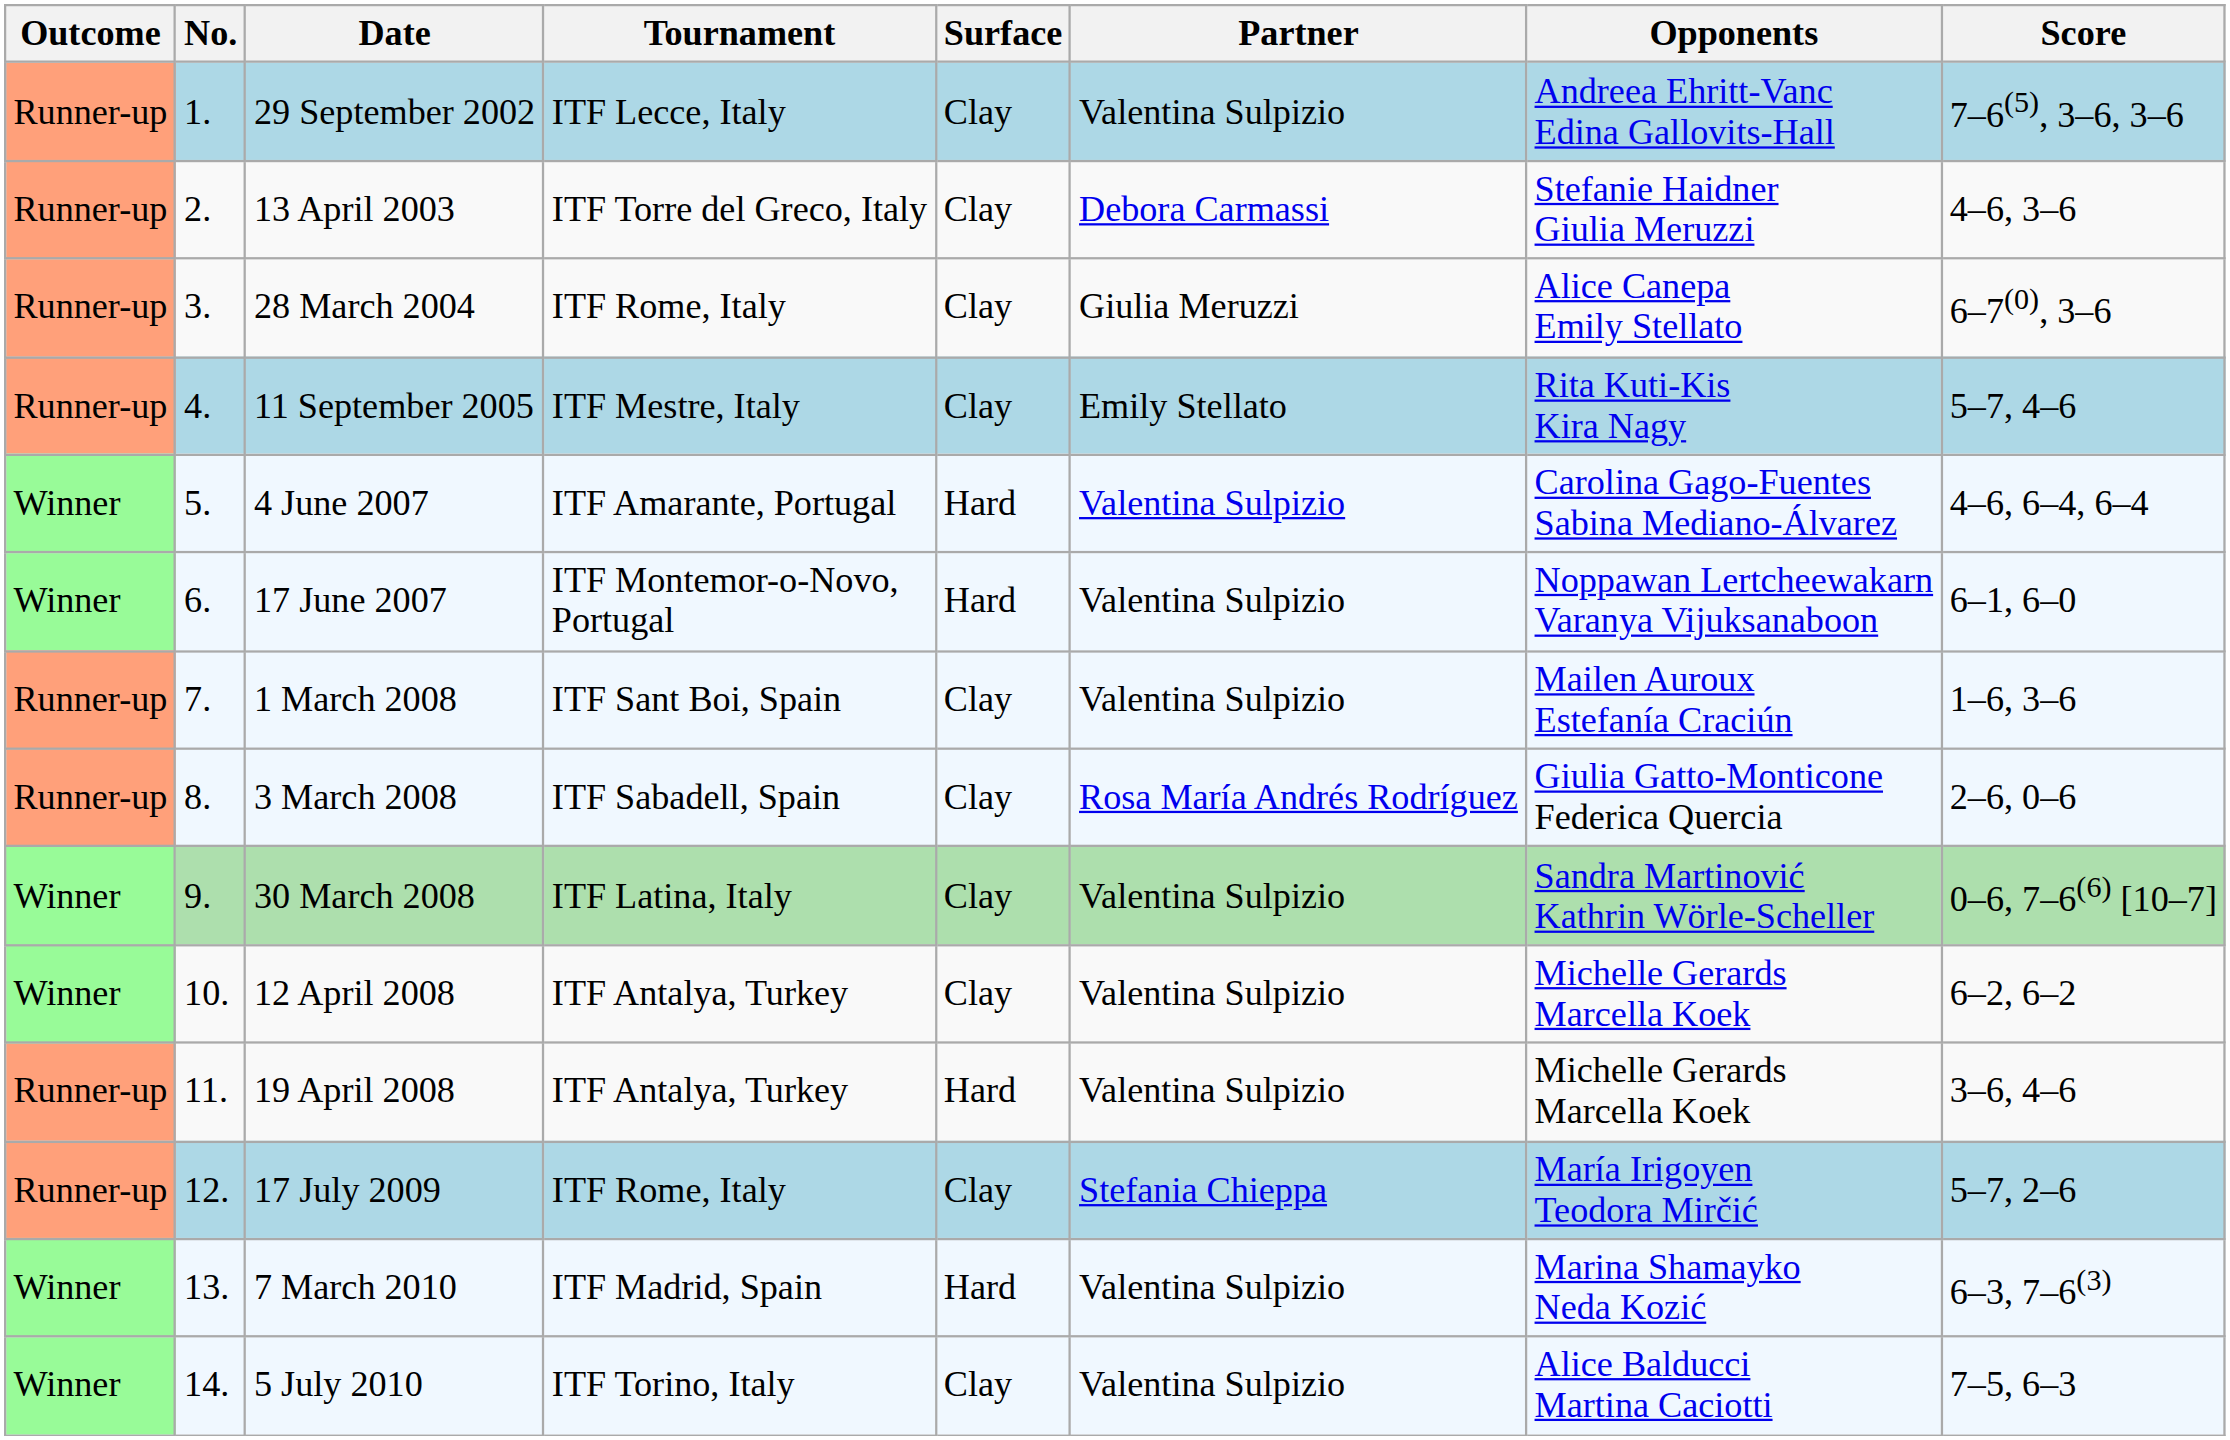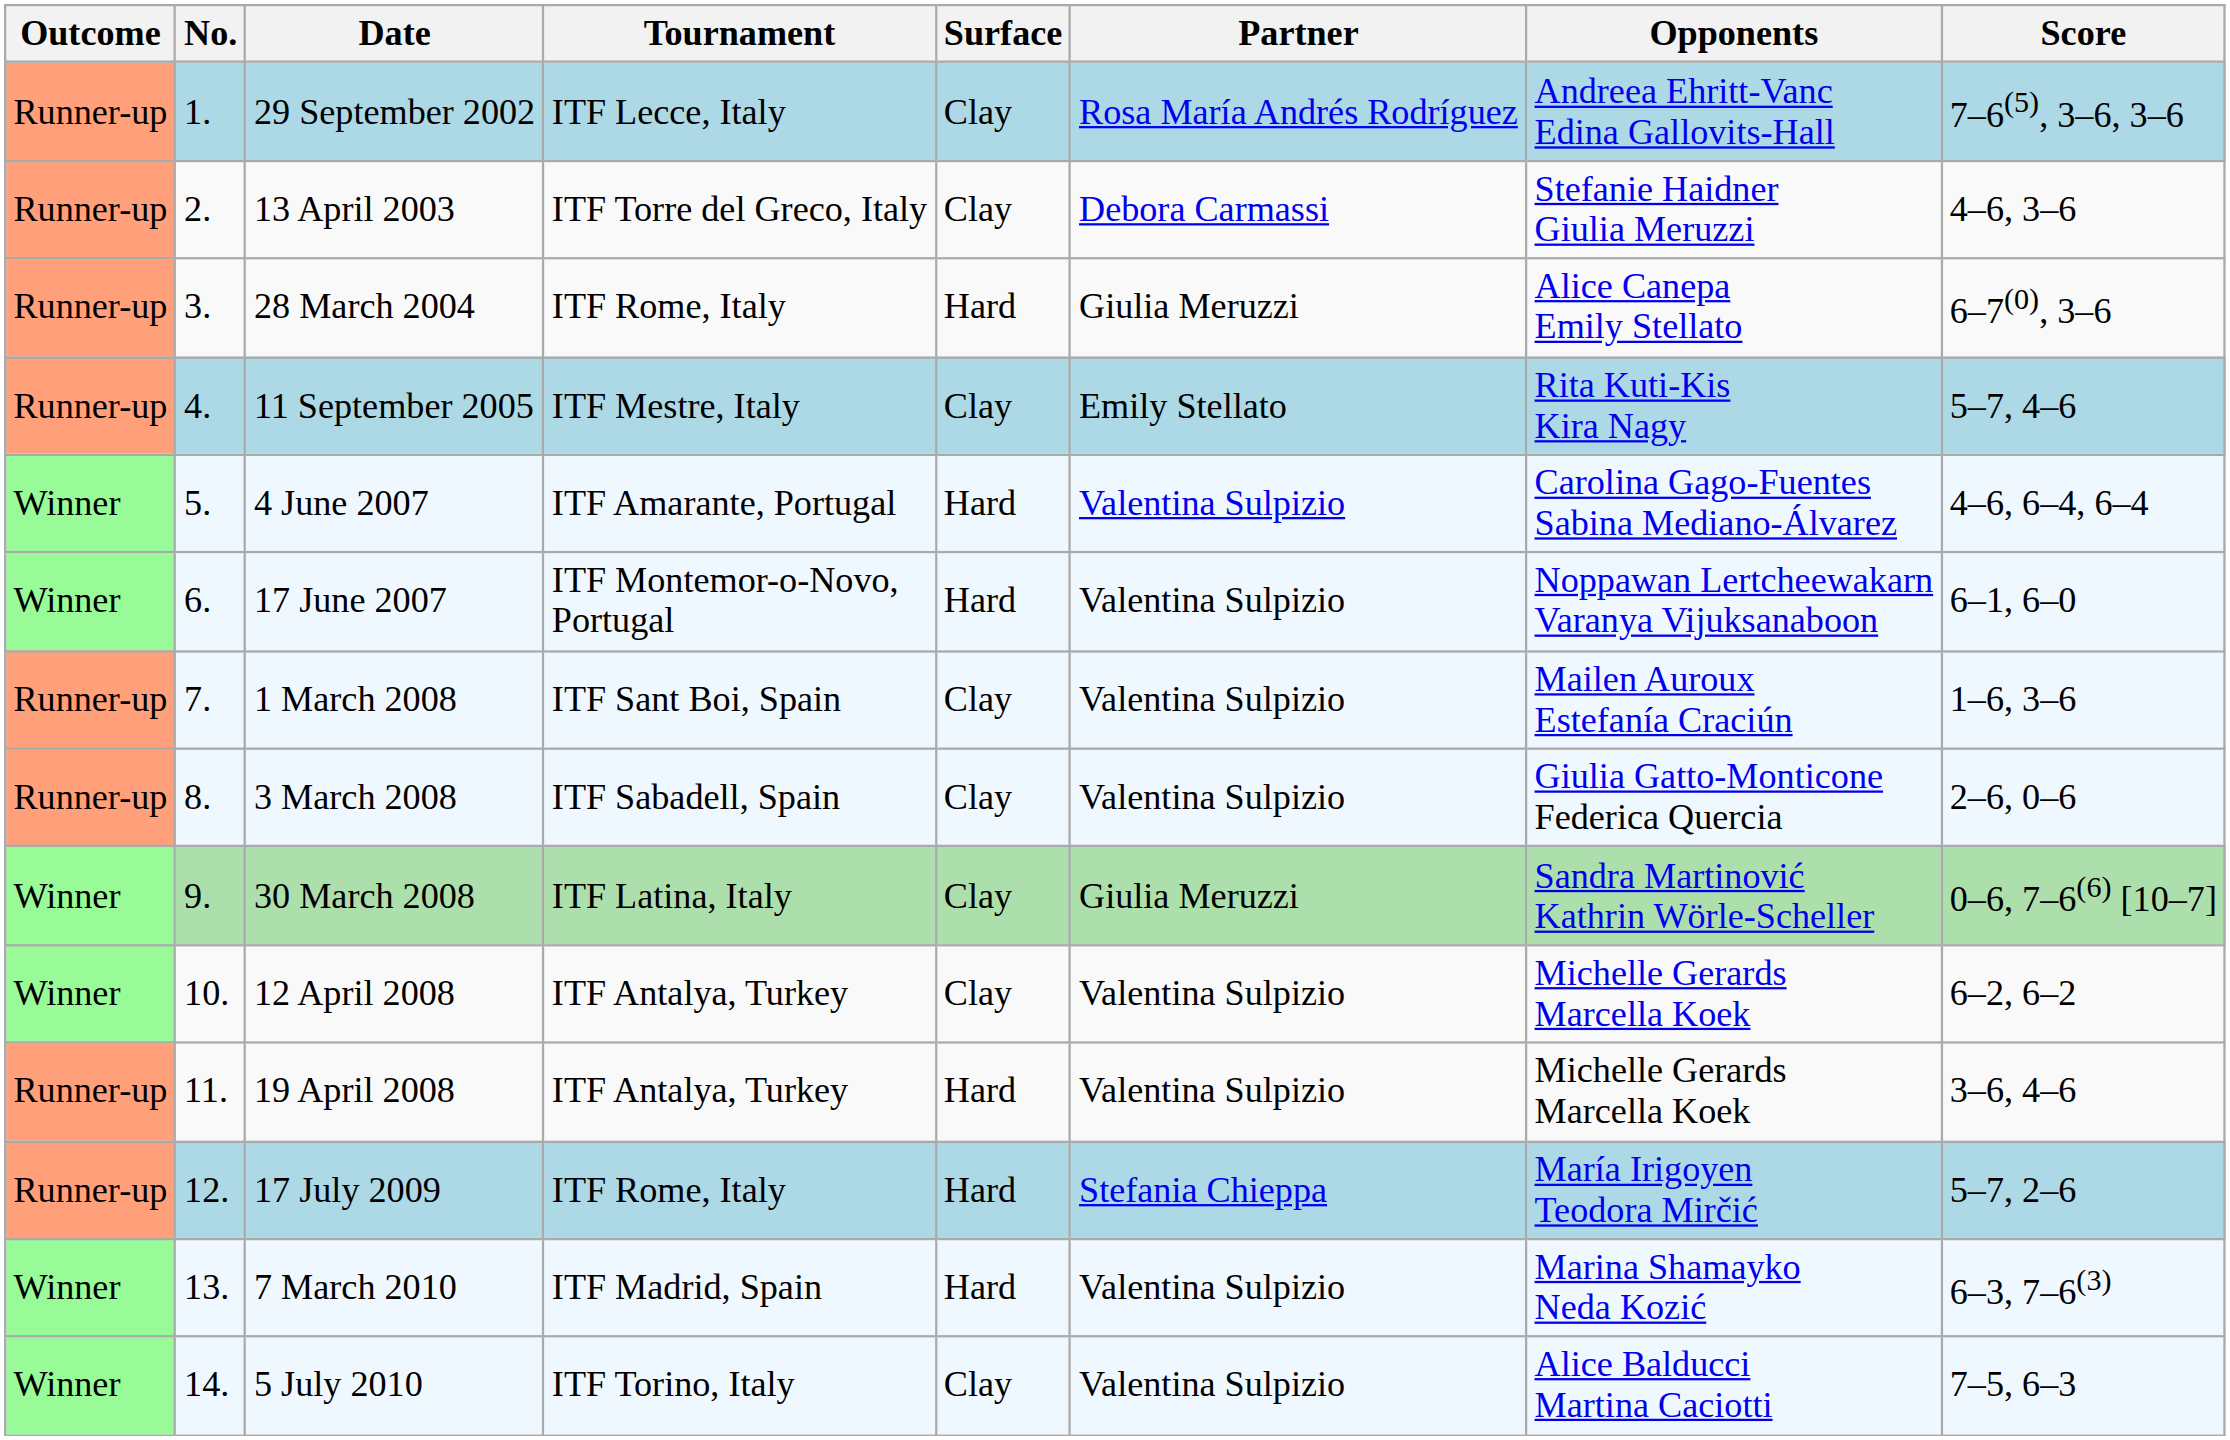(1212, 110) Valentina Sulpizio -> (1298, 110) Rosa María Andrés Rodríguez
(978, 306) Clay -> (980, 306) Hard
(1298, 797) Rosa María Andrés Rodríguez -> (1212, 797) Valentina Sulpizio
(1212, 895) Valentina Sulpizio -> (1189, 895) Giulia Meruzzi
(978, 1189) Clay -> (980, 1189) Hard
